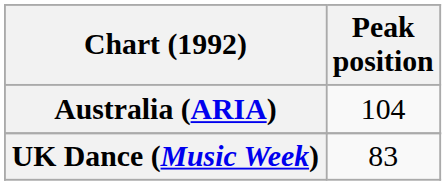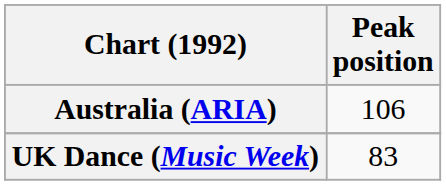(383, 108) 104 -> (383, 108) 106
